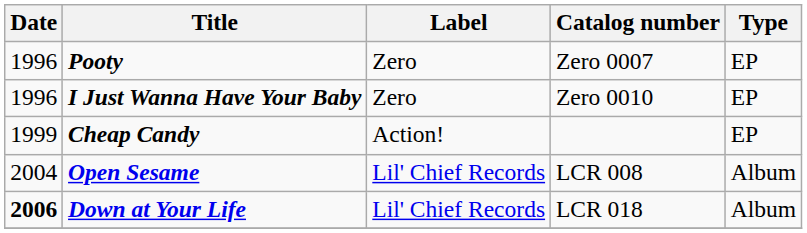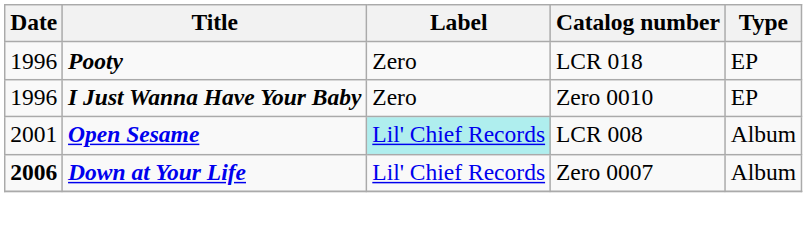(605, 60) Zero 0007 -> (599, 60) LCR 018
- row: (134, 135)
(34, 172) 2004 -> (34, 135) 2001
(459, 172) no background -> (459, 135) paleturquoise background
(599, 209) LCR 018 -> (605, 172) Zero 0007
